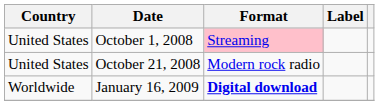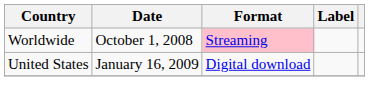(48, 40) United States -> (41, 40) Worldwide
- row: (148, 64)
(41, 87) Worldwide -> (48, 64) United States
(262, 87) bold -> (258, 64) normal
